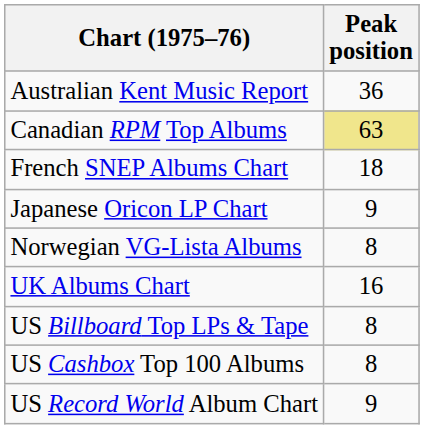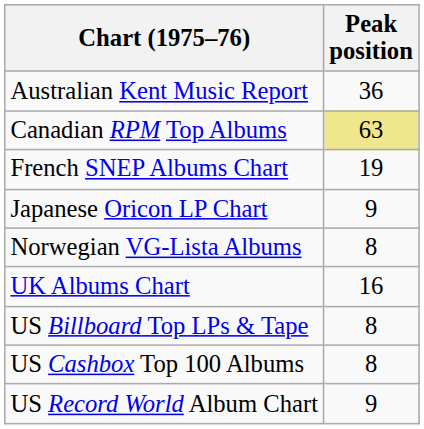(371, 168) 18 -> (371, 168) 19
